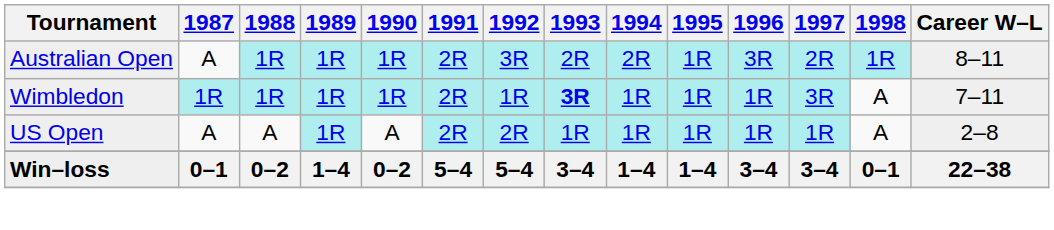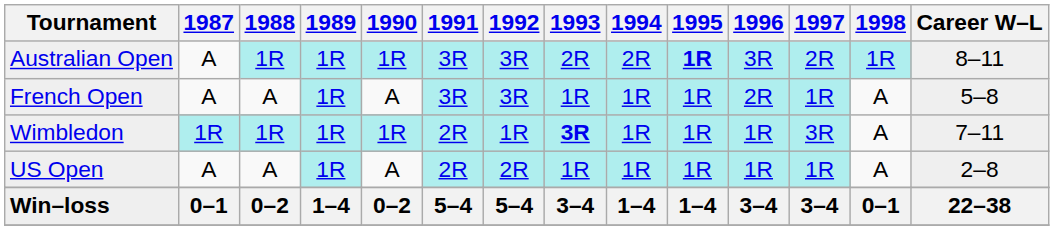(453, 59) 2R -> (453, 59) 3R
(697, 59) normal -> (697, 59) bold
+ row: (76, 95)
